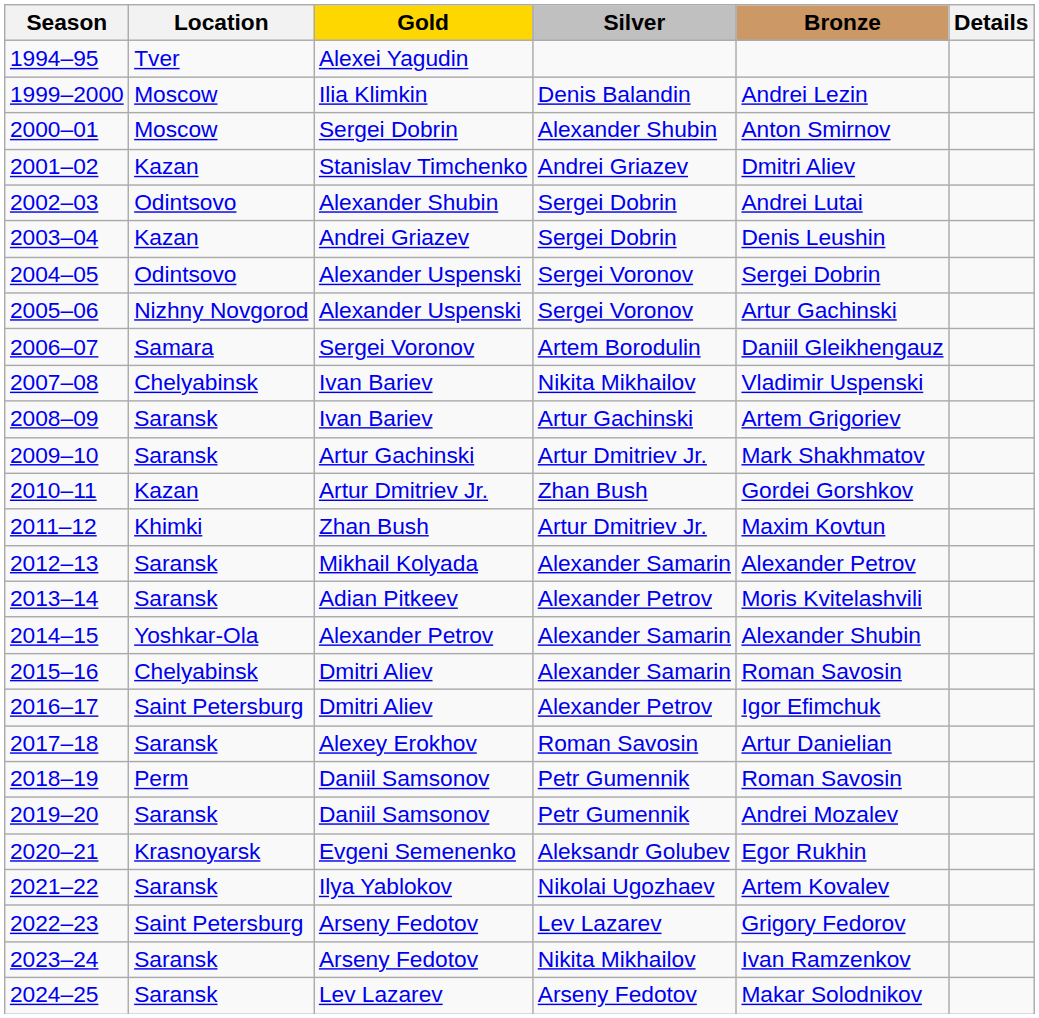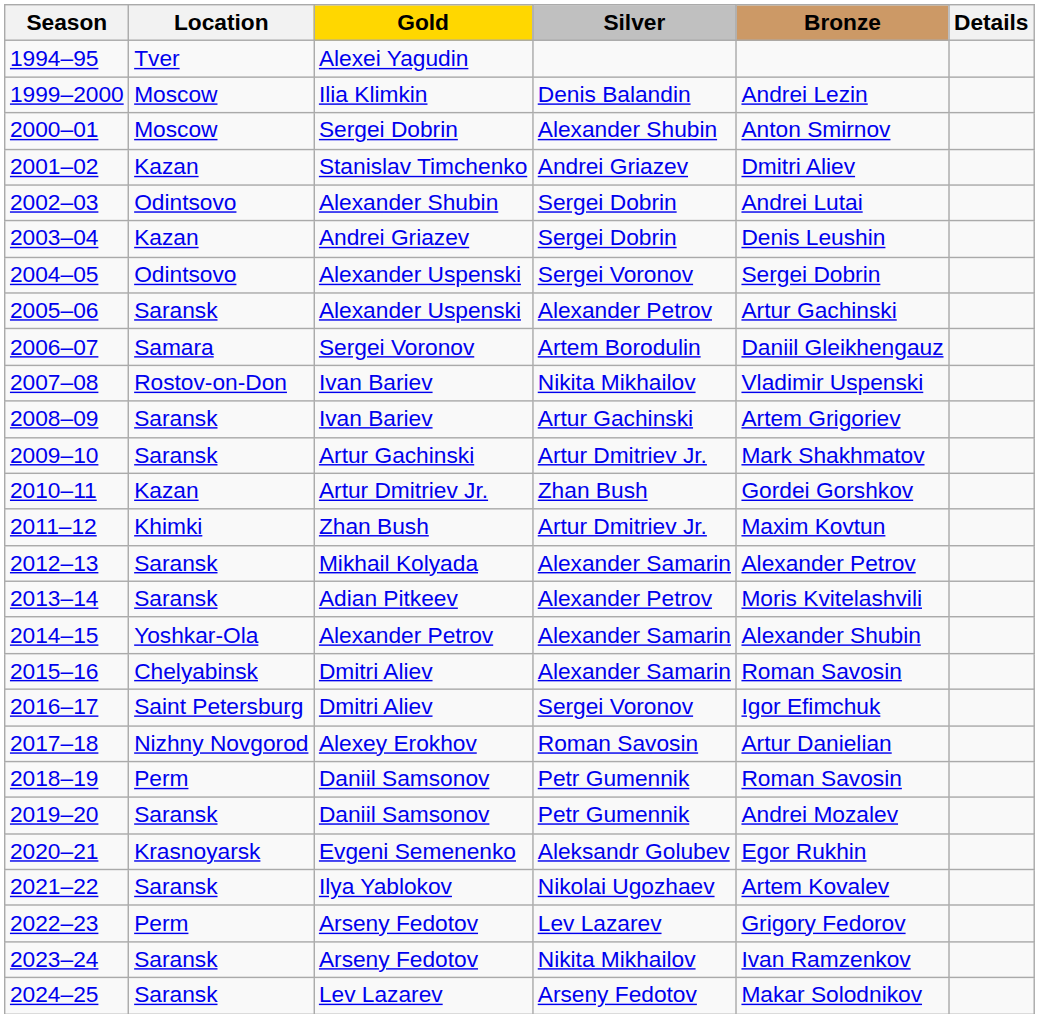(221, 310) Nizhny Novgorod -> (176, 310) Saransk
(615, 310) Sergei Voronov -> (625, 310) Alexander Petrov
(196, 382) Chelyabinsk -> (211, 382) Rostov-on-Don
(625, 707) Alexander Petrov -> (615, 707) Sergei Voronov
(176, 743) Saransk -> (221, 743) Nizhny Novgorod
(219, 923) Saint Petersburg -> (161, 923) Perm
